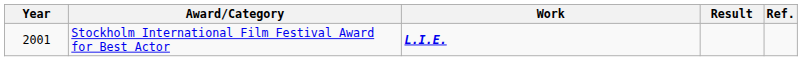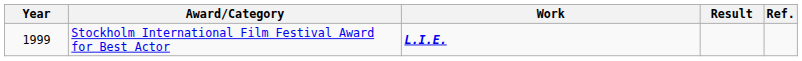(36, 40) 2001 -> (36, 40) 1999
